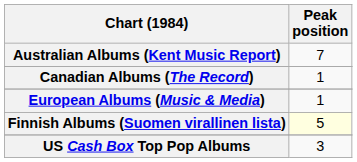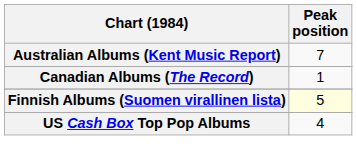- row: (147, 100)
(320, 146) 3 -> (320, 123) 4
